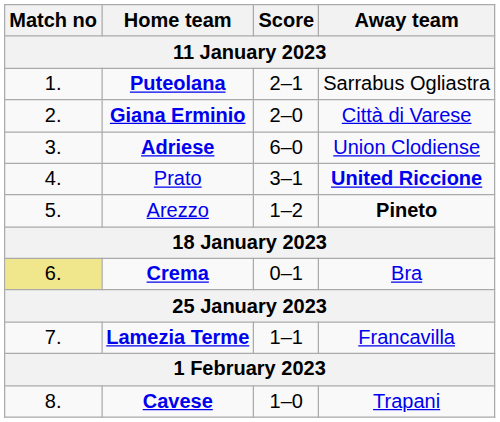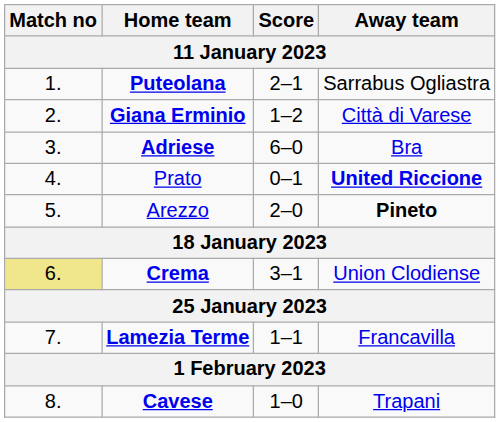(286, 115) 2–0 -> (286, 115) 1–2
(407, 147) Union Clodiense -> (407, 147) Bra
(286, 178) 3–1 -> (286, 178) 0–1
(286, 210) 1–2 -> (286, 210) 2–0
(286, 274) 0–1 -> (286, 274) 3–1
(407, 274) Bra -> (407, 274) Union Clodiense
